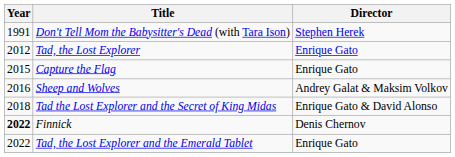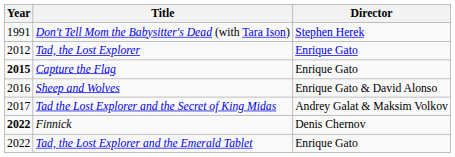(19, 69) normal -> (19, 69) bold
(372, 87) Andrey Galat & Maksim Volkov -> (366, 87) Enrique Gato & David Alonso
(19, 106) 2018 -> (19, 106) 2017
(366, 106) Enrique Gato & David Alonso -> (372, 106) Andrey Galat & Maksim Volkov
